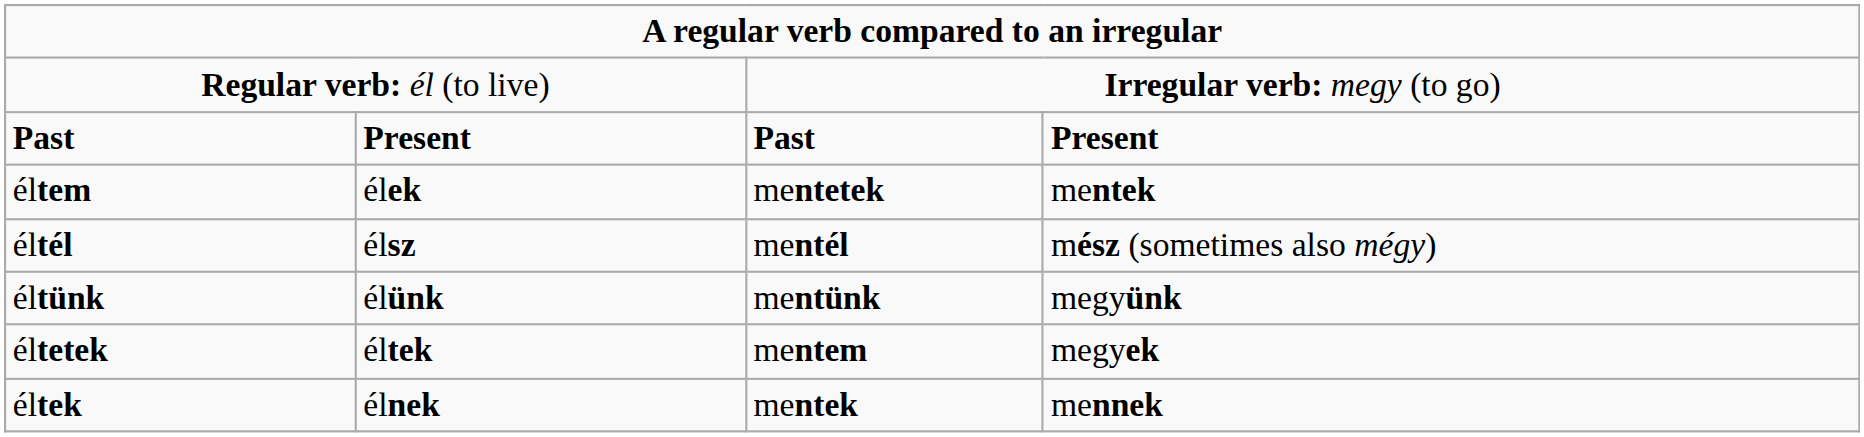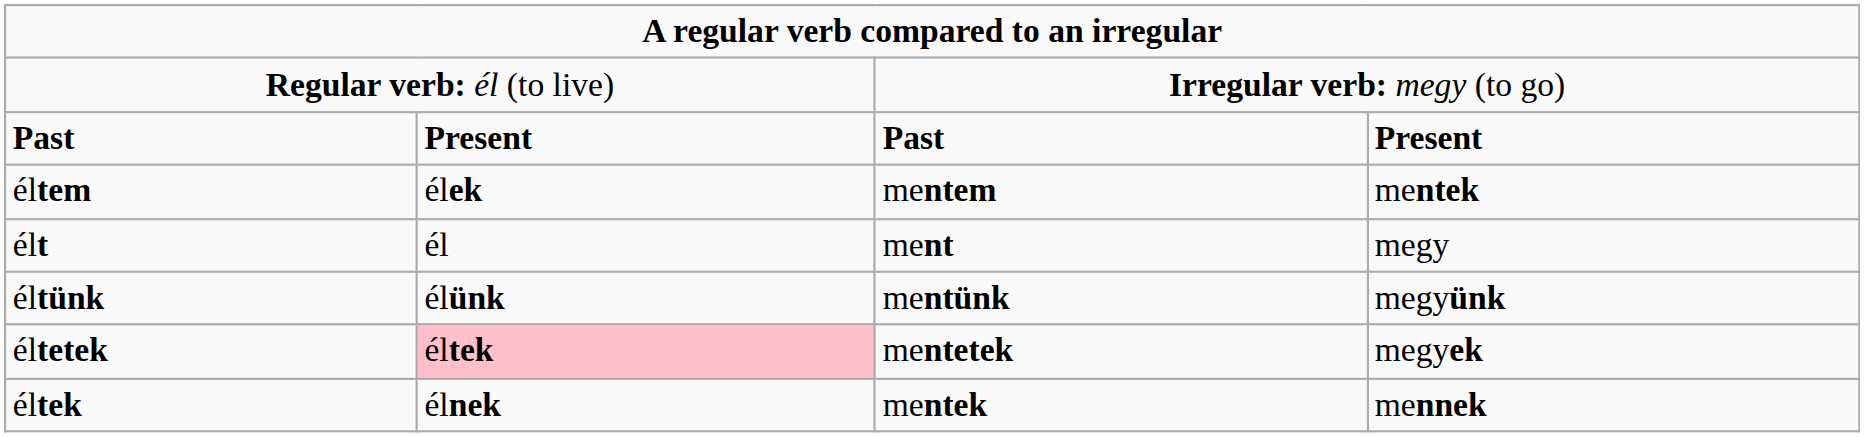(819, 191) mentetek -> (940, 191) mentem
- row: (43, 244)
+ row: (31, 244)
(398, 350) no background -> (459, 350) pink background
(810, 350) mentem -> (948, 350) mentetek
